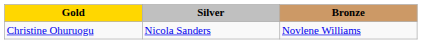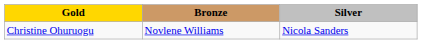columns swapped: (211, 13) <-> (348, 13)
